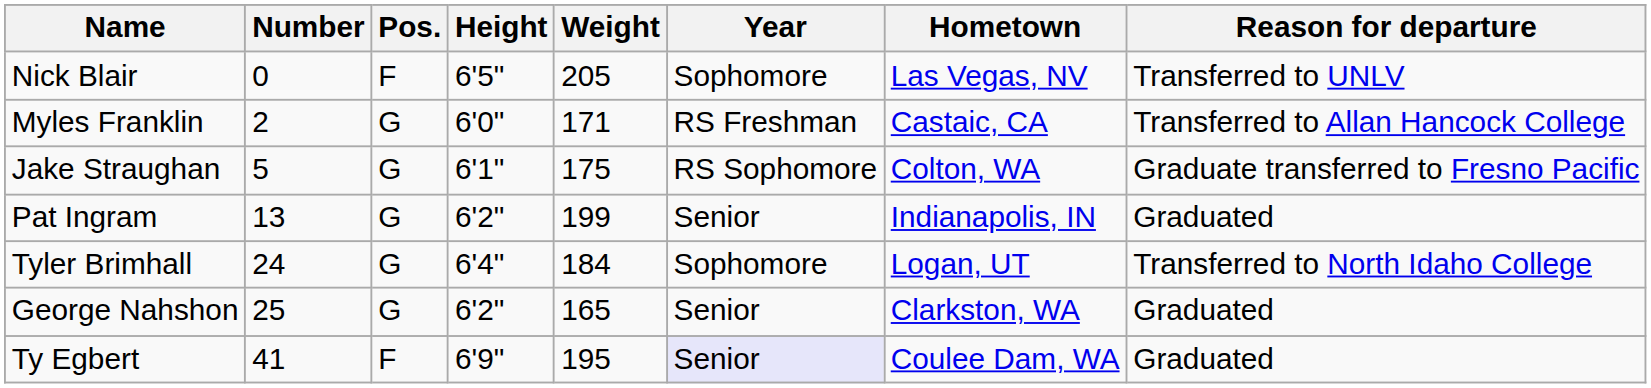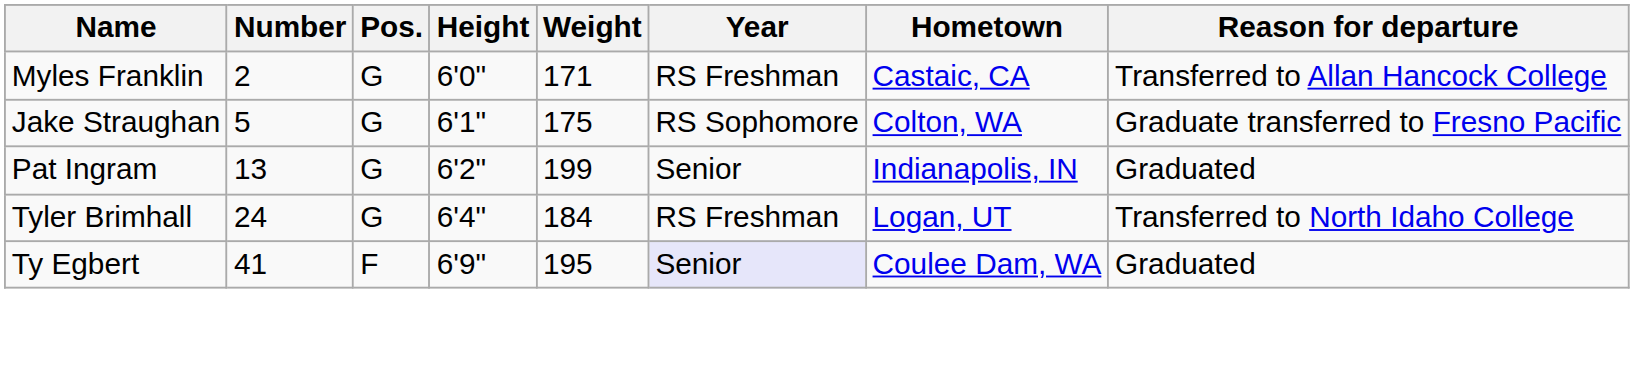- row: (75, 75)
(750, 264) Sophomore -> (747, 216) RS Freshman
- row: (125, 311)
